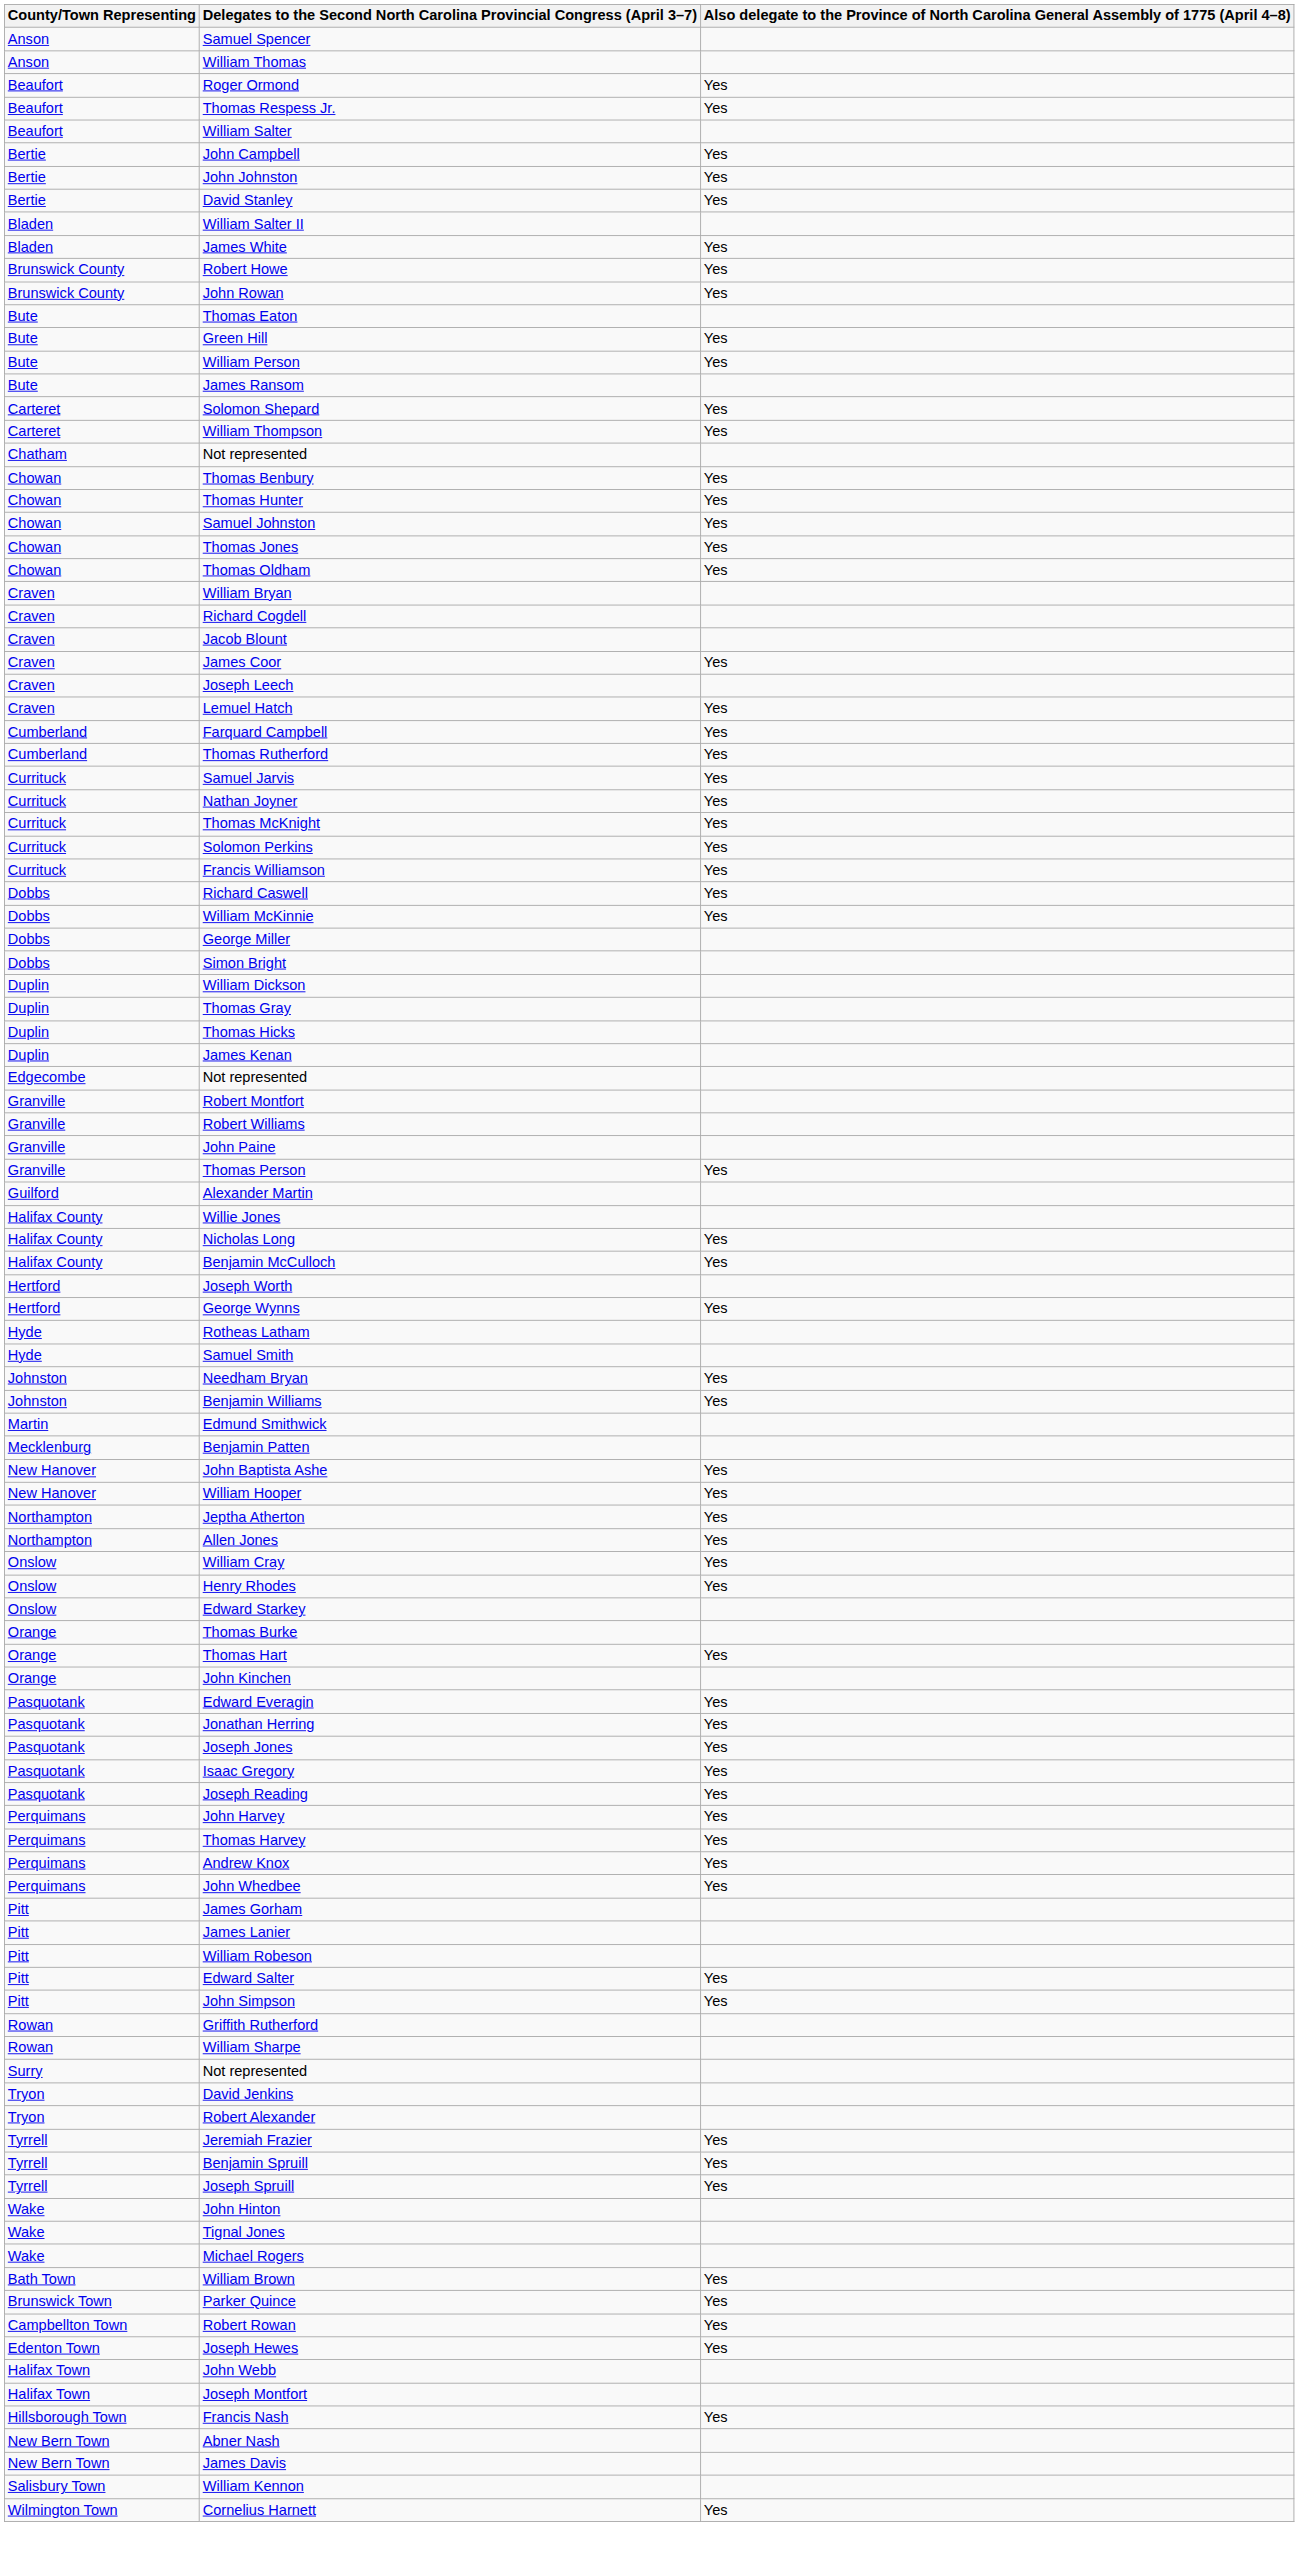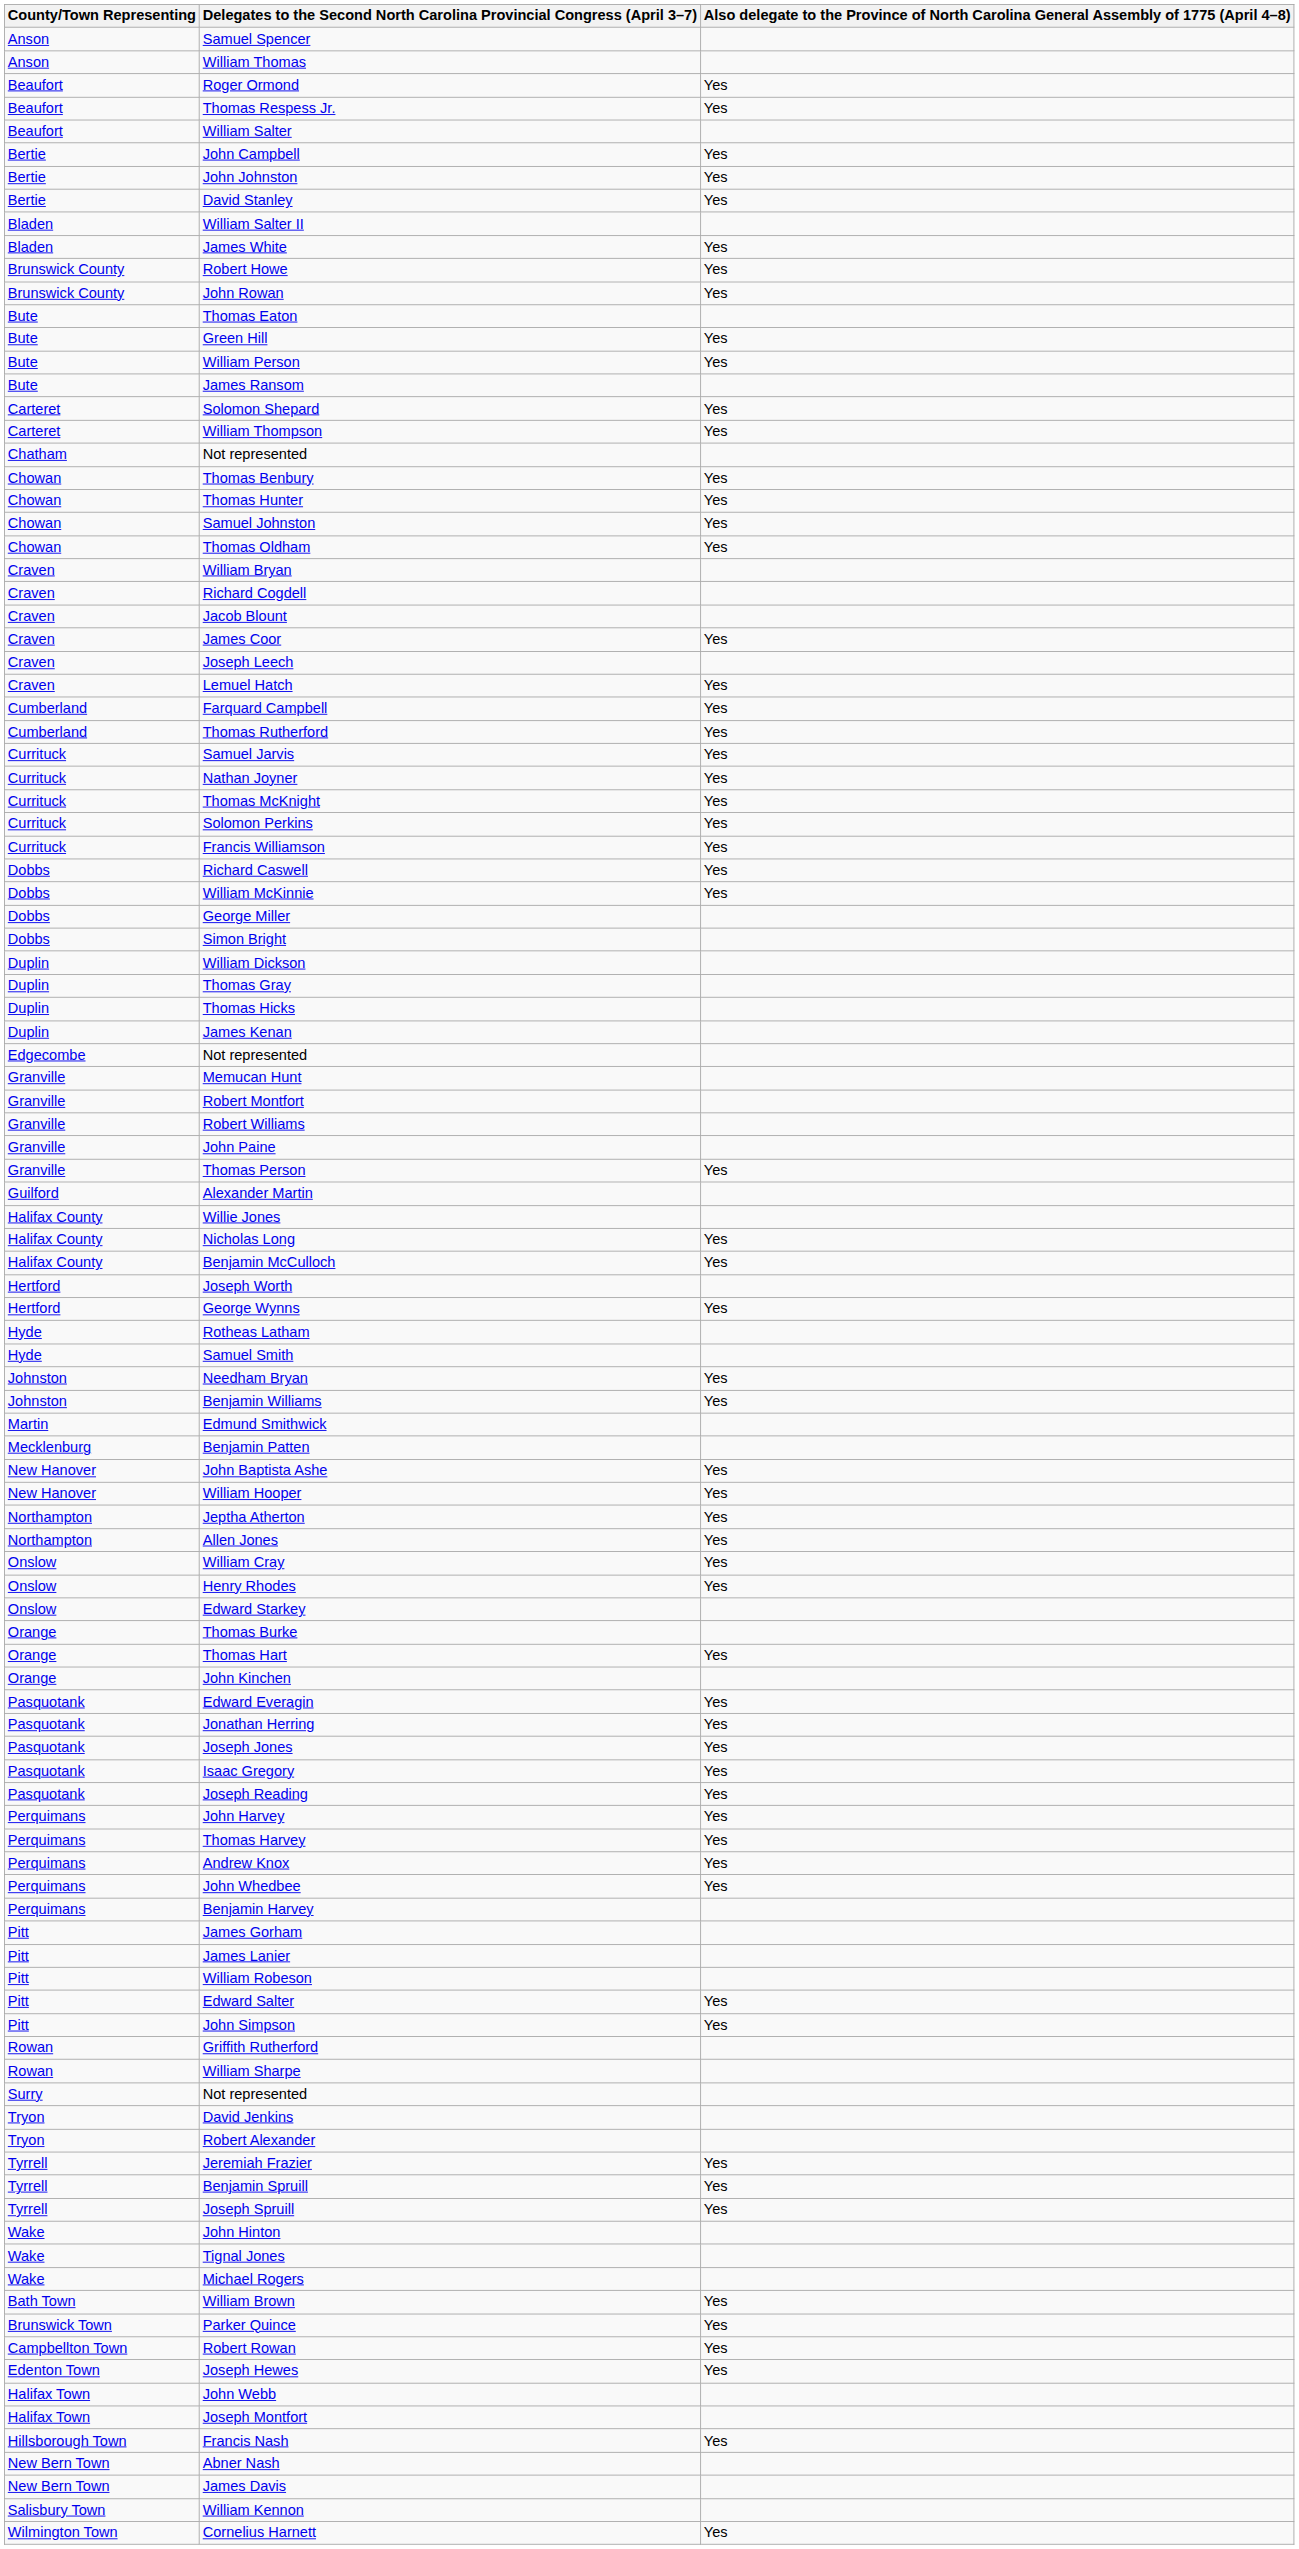- row: (35, 547)
+ row: (37, 1078)
+ row: (47, 1909)
